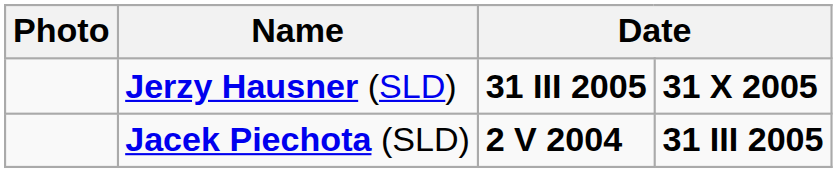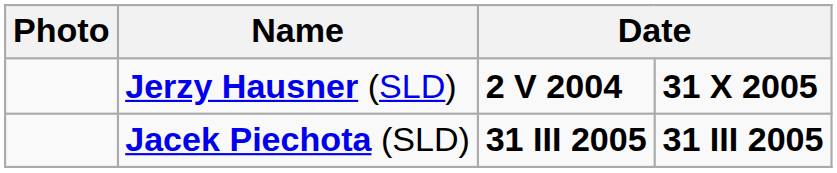(566, 85) 31 III 2005 -> (554, 85) 2 V 2004
(554, 139) 2 V 2004 -> (566, 139) 31 III 2005
